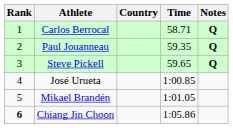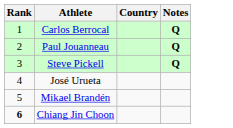- column: (179, 13)
